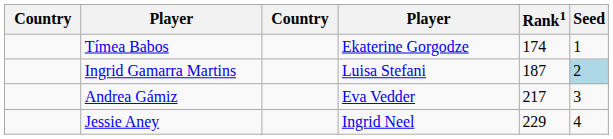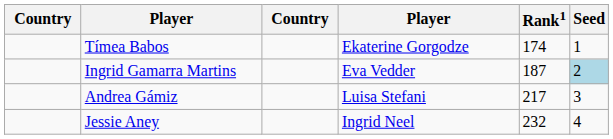(384, 71) Luisa Stefani -> (378, 71) Eva Vedder
(378, 96) Eva Vedder -> (384, 96) Luisa Stefani
(534, 121) 229 -> (534, 121) 232
